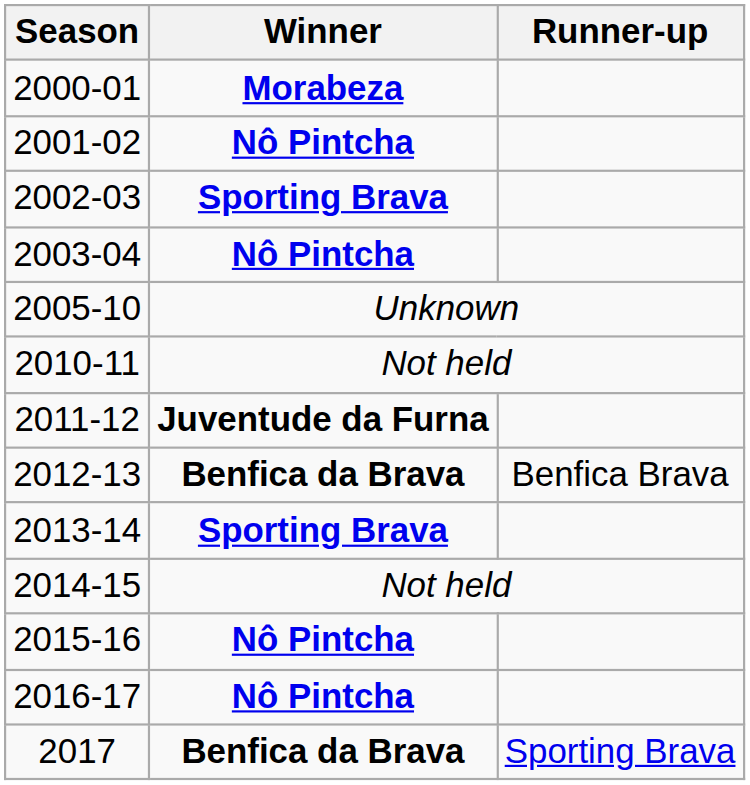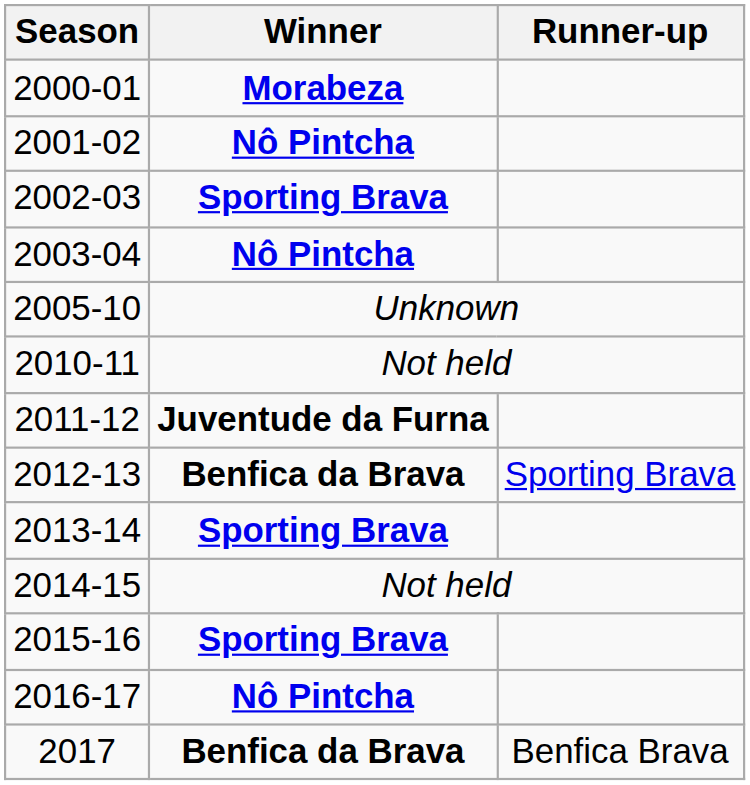(620, 474) Benfica Brava -> (620, 474) Sporting Brava
(323, 640) Nô Pintcha -> (323, 640) Sporting Brava
(620, 751) Sporting Brava -> (620, 751) Benfica Brava
